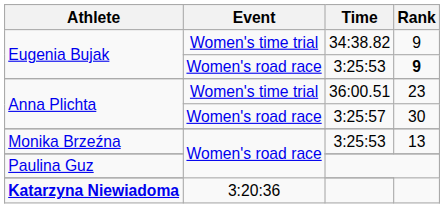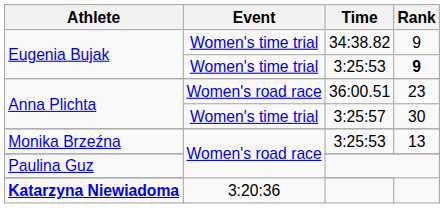(254, 67) Women's road race -> (254, 67) Women's time trial
(254, 92) Women's time trial -> (254, 92) Women's road race
(254, 117) Women's road race -> (254, 117) Women's time trial
